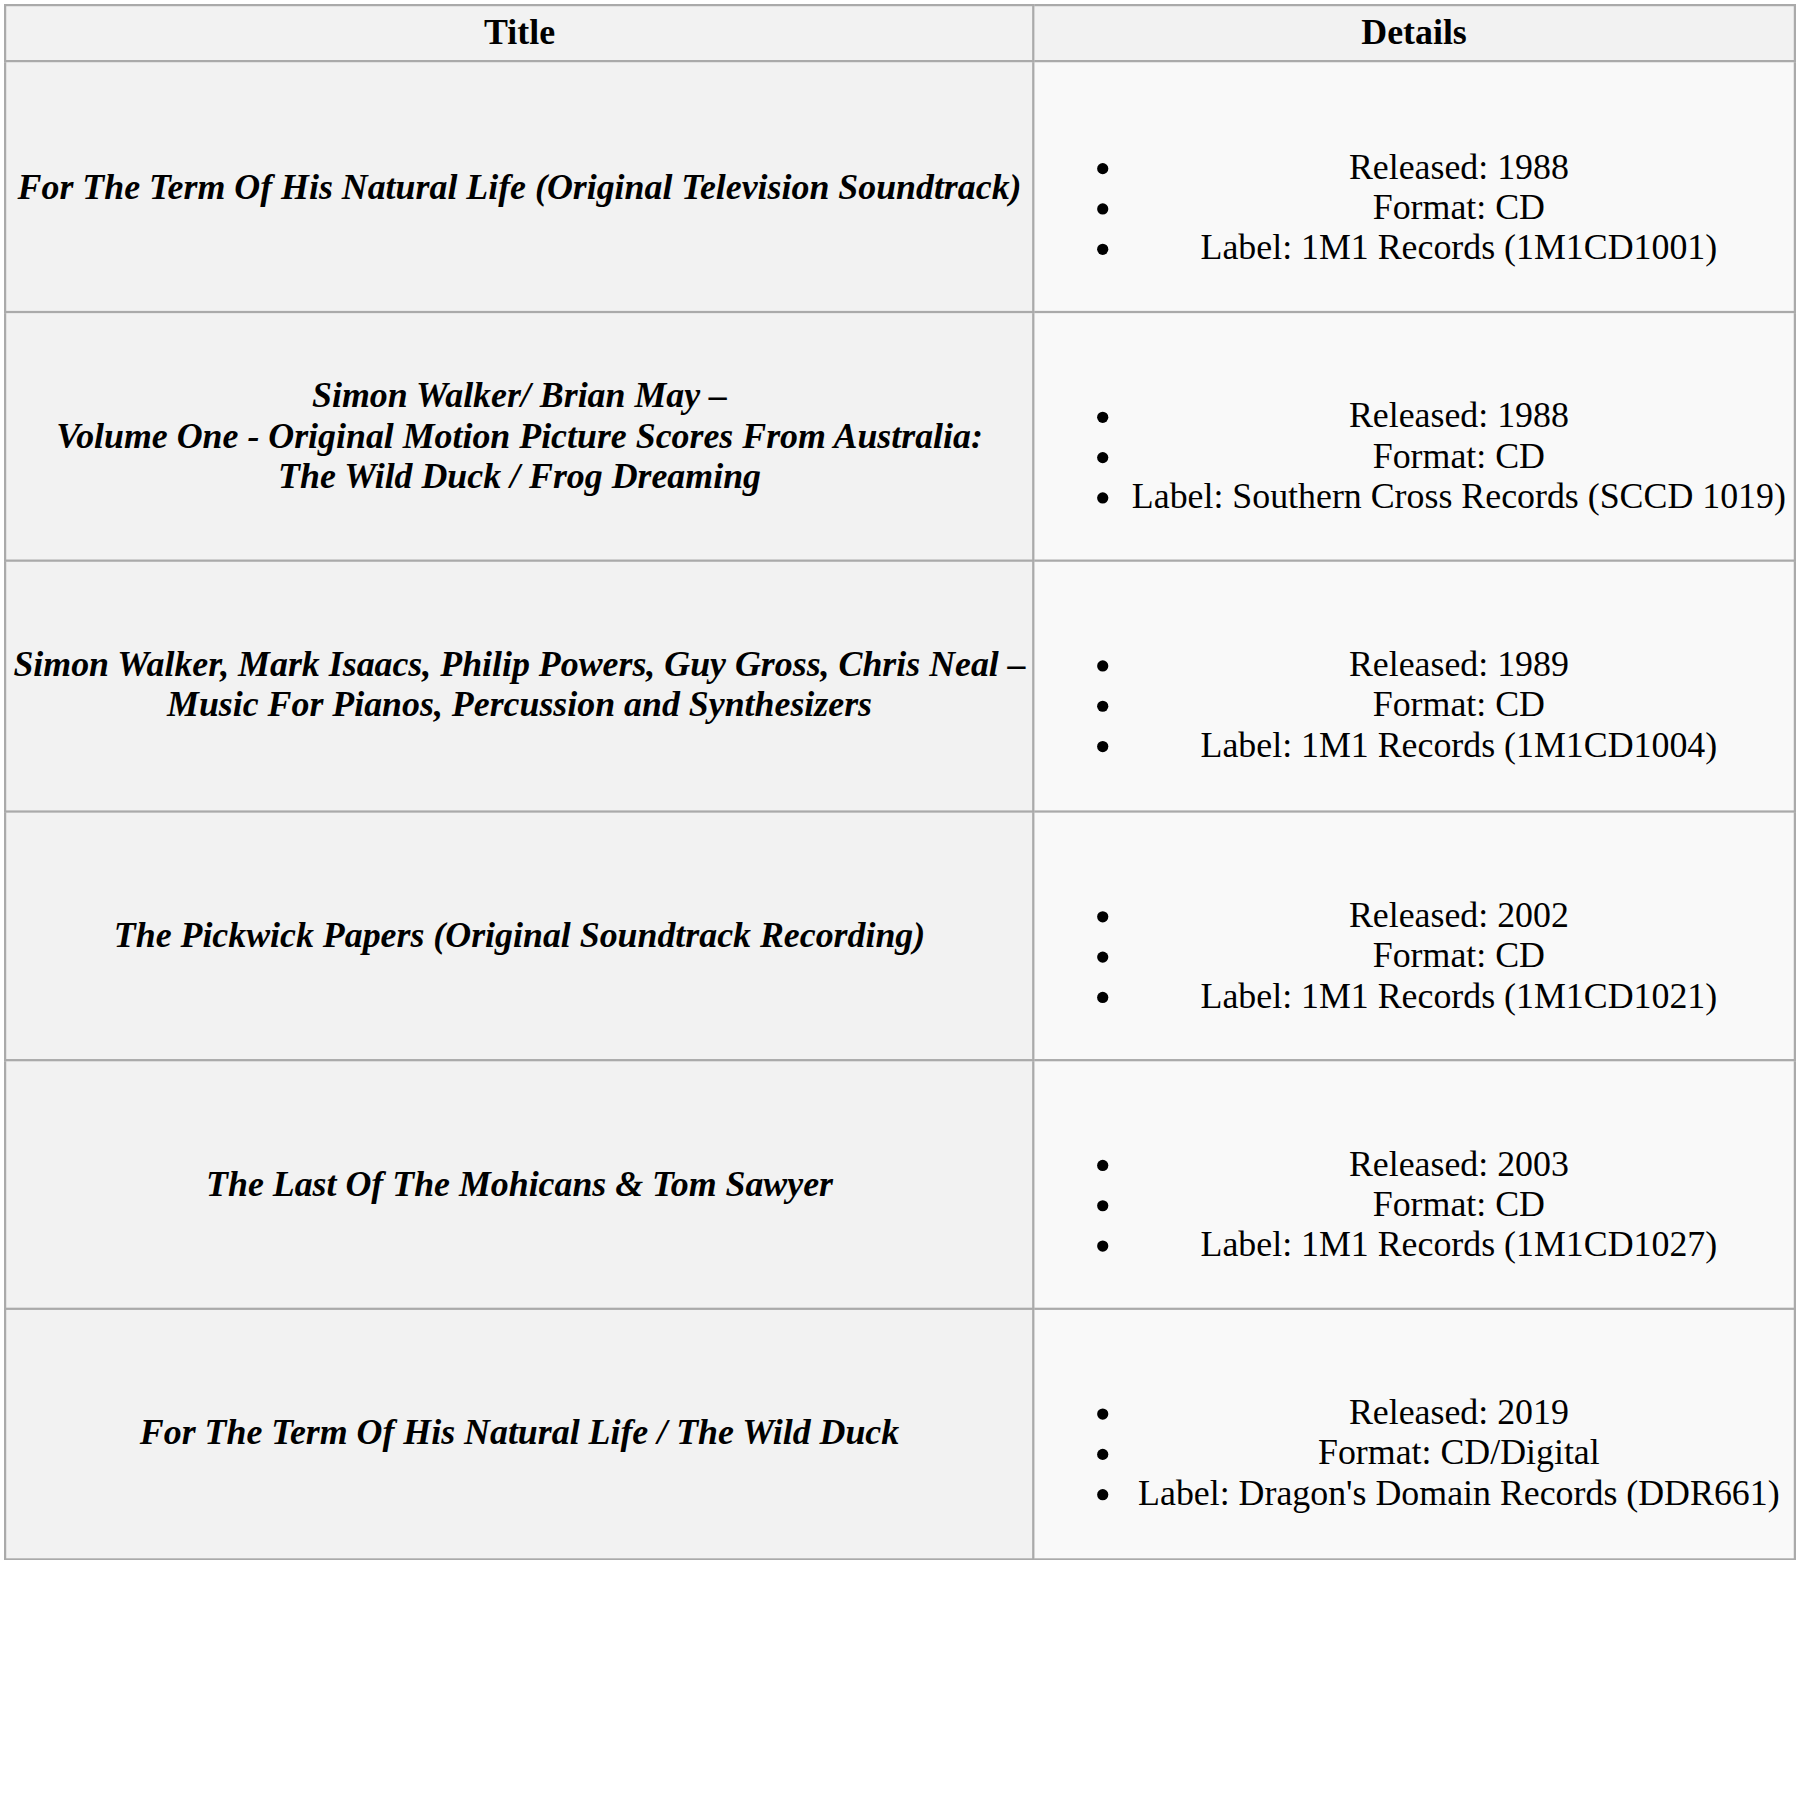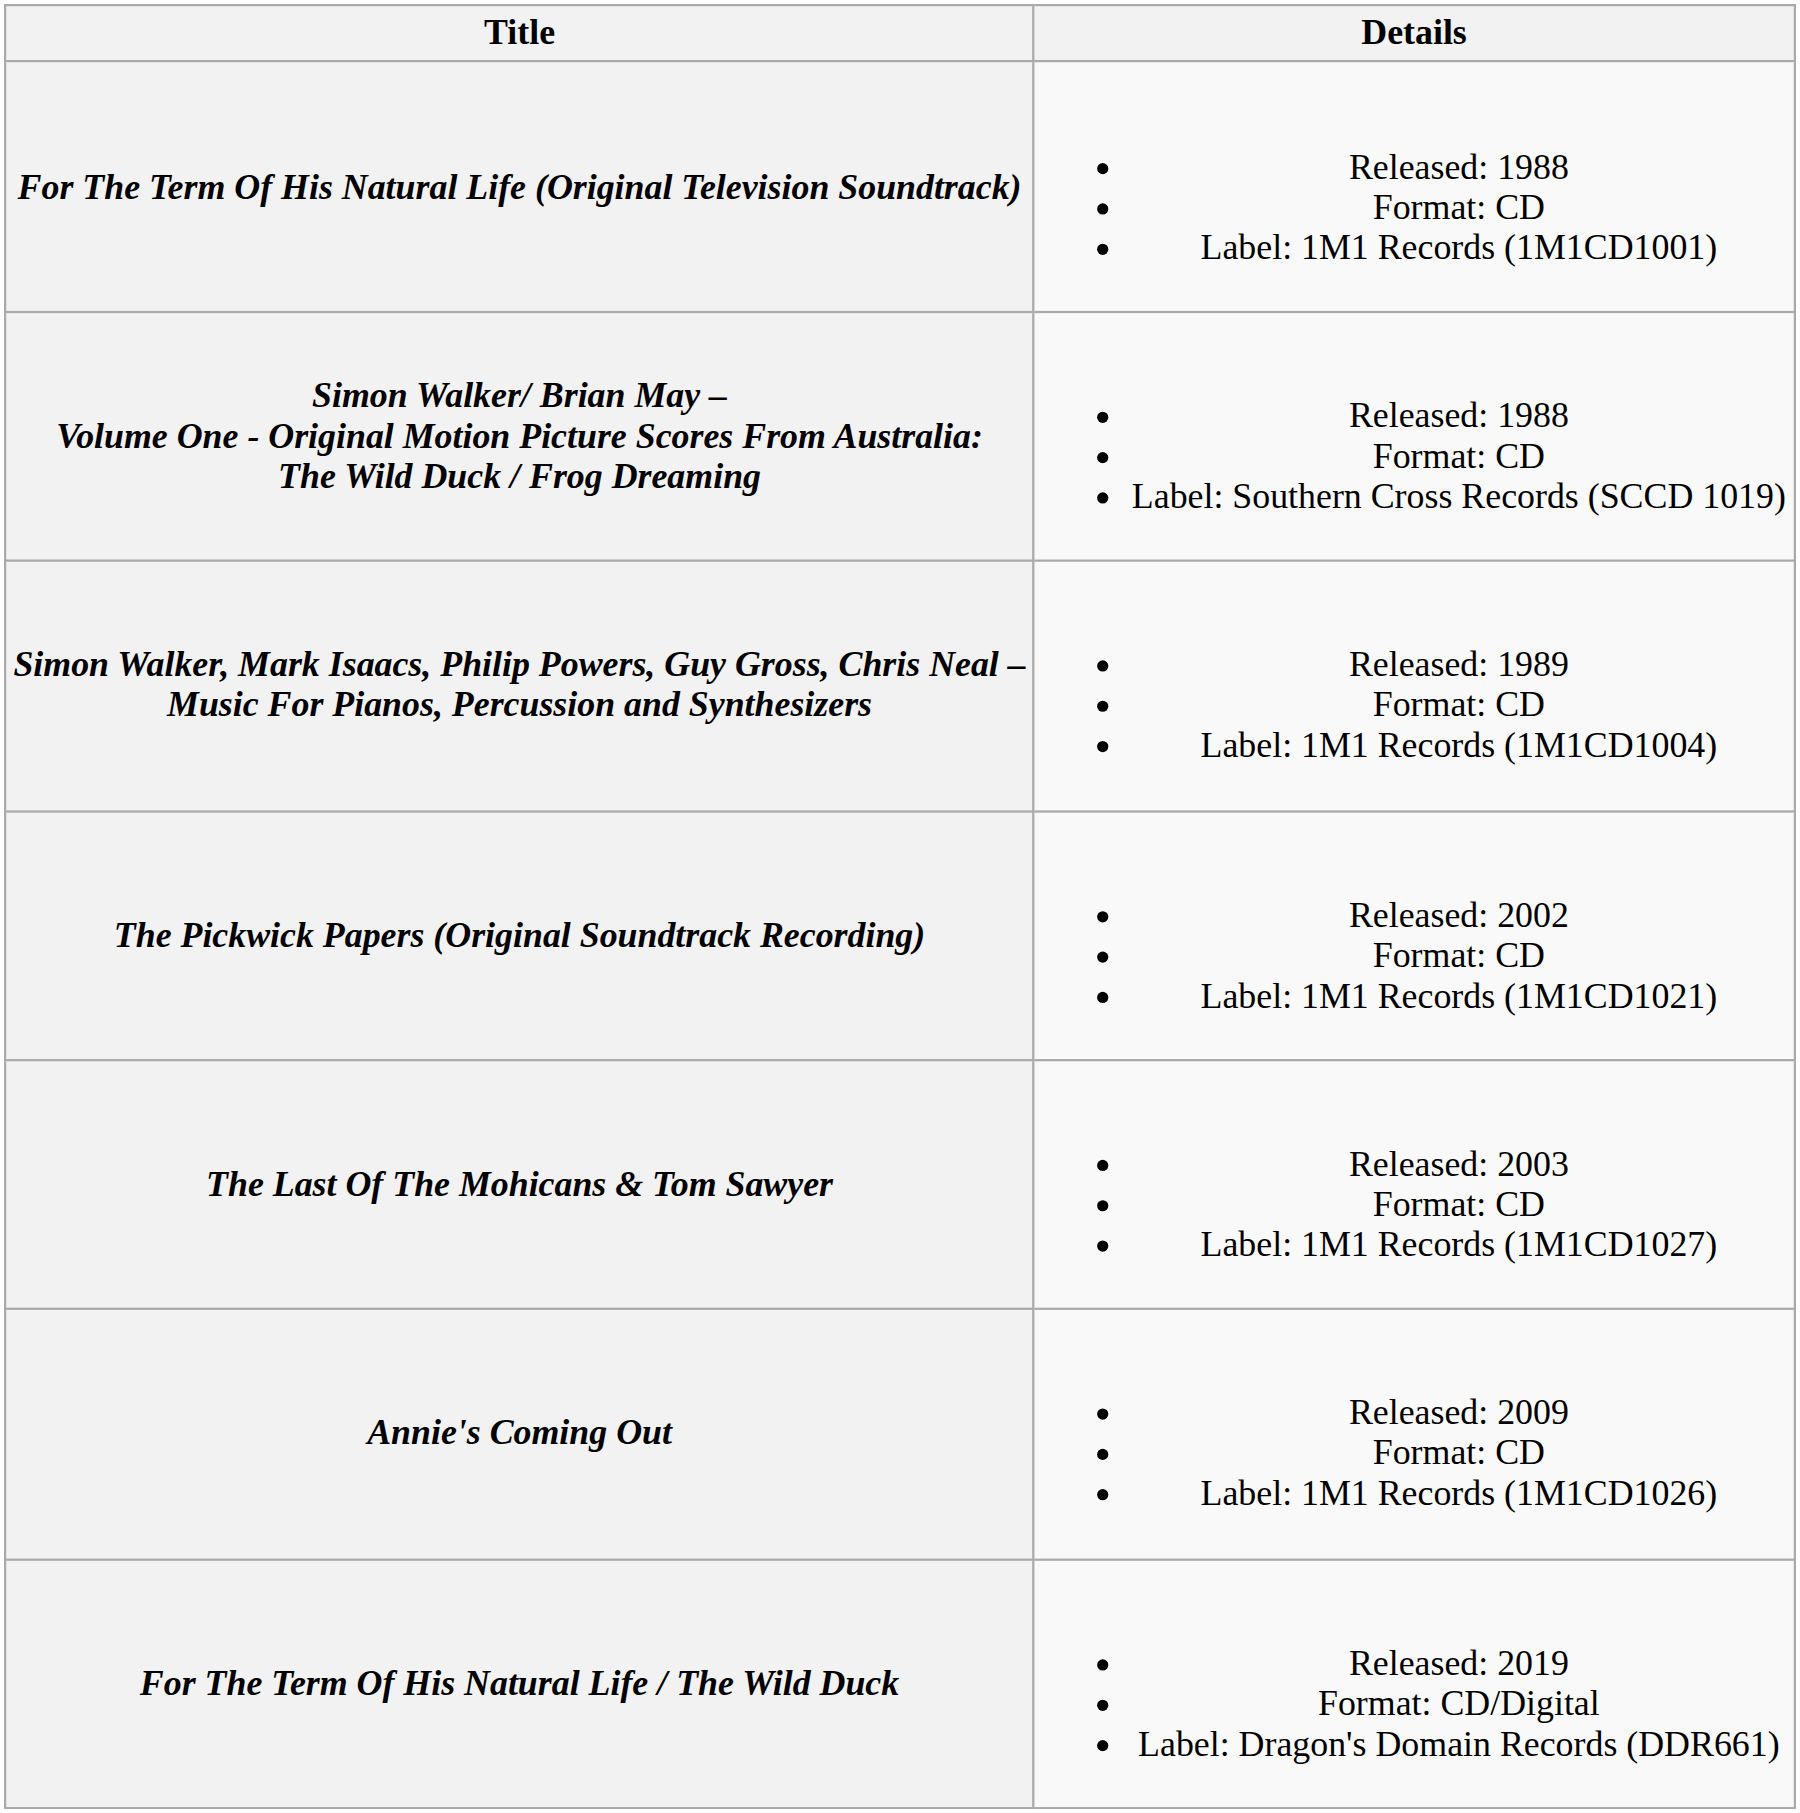+ row: (520, 1433)
